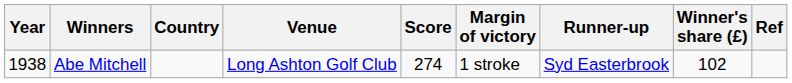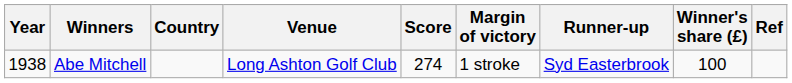(712, 63) 102 -> (712, 63) 100
